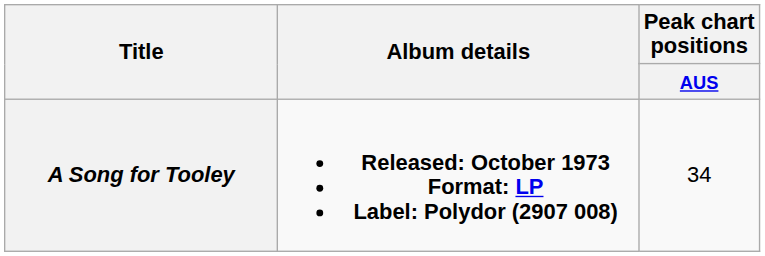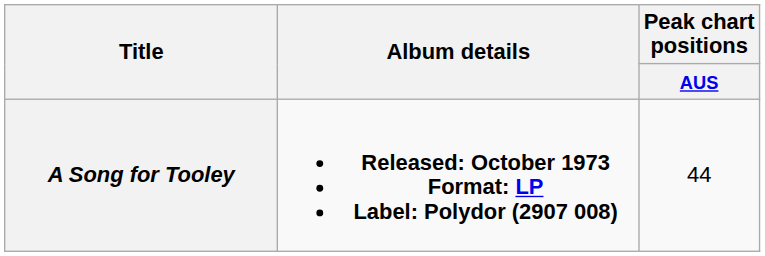(699, 174) 34 -> (699, 174) 44
